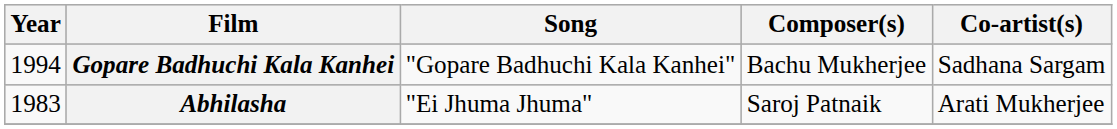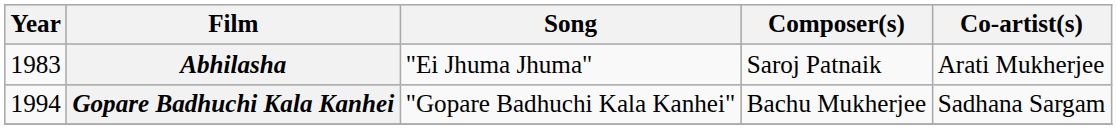rows swapped: (233, 104) <-> (233, 64)
